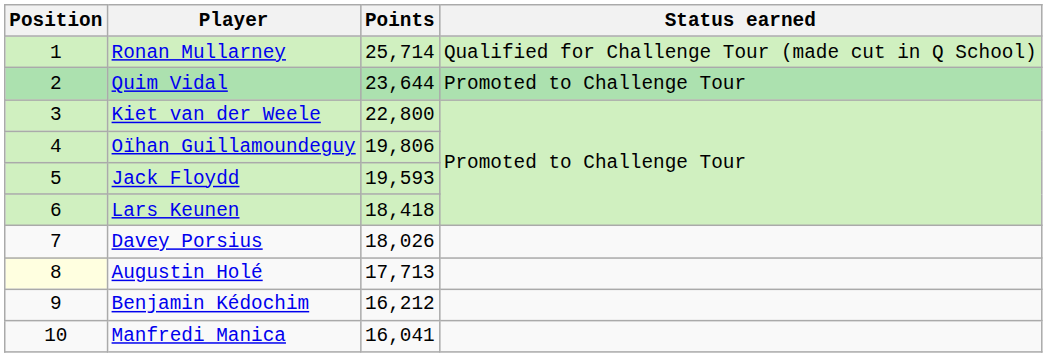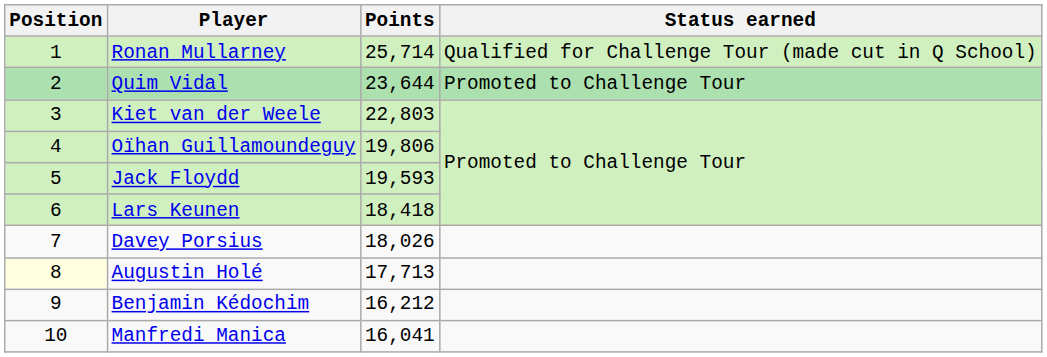(400, 115) 22,800 -> (400, 115) 22,803
